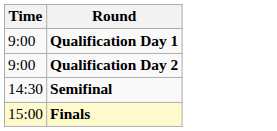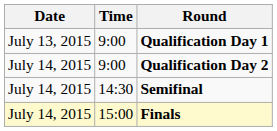+ column: (50, 16)
